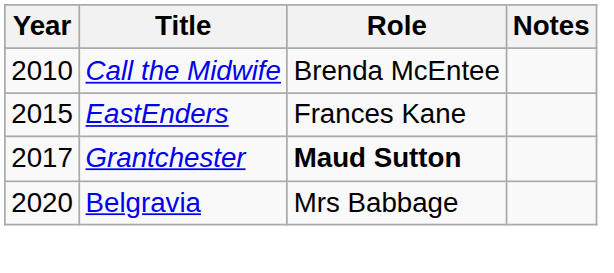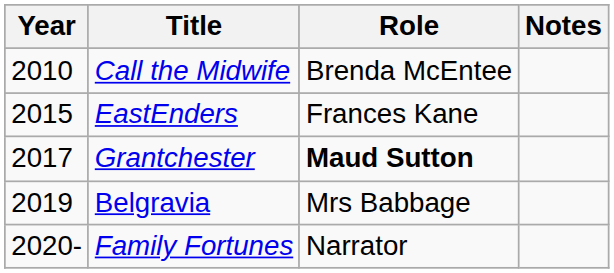(42, 202) 2020 -> (42, 202) 2019
+ row: (194, 245)
